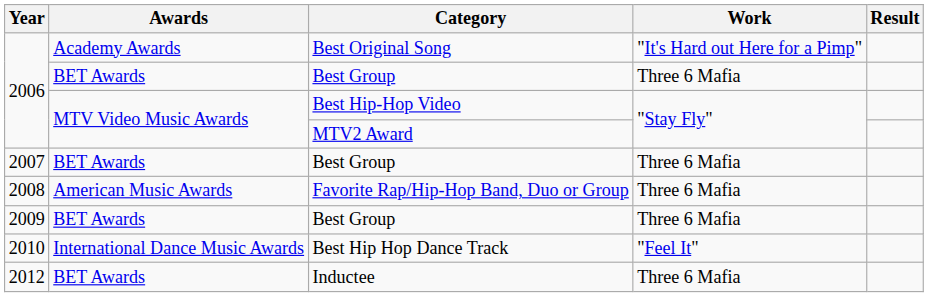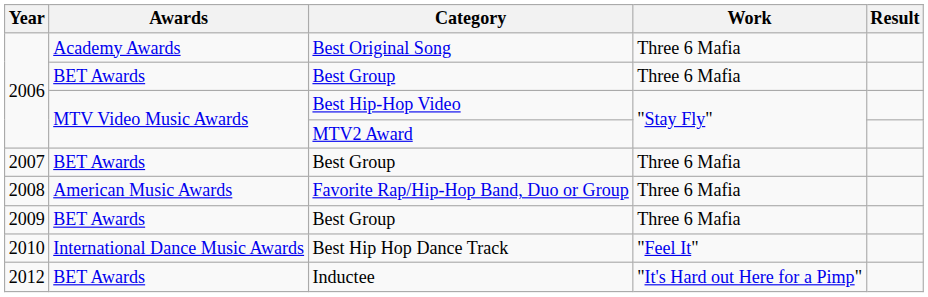(750, 47) "It's Hard out Here for a Pimp" -> (689, 47) Three 6 Mafia
(689, 276) Three 6 Mafia -> (750, 276) "It's Hard out Here for a Pimp"
